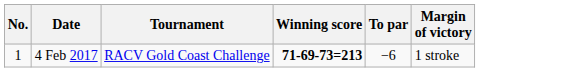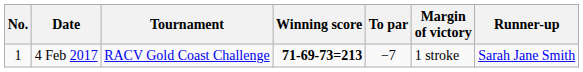+ column: (527, 24)
(388, 55) −6 -> (388, 55) −7
